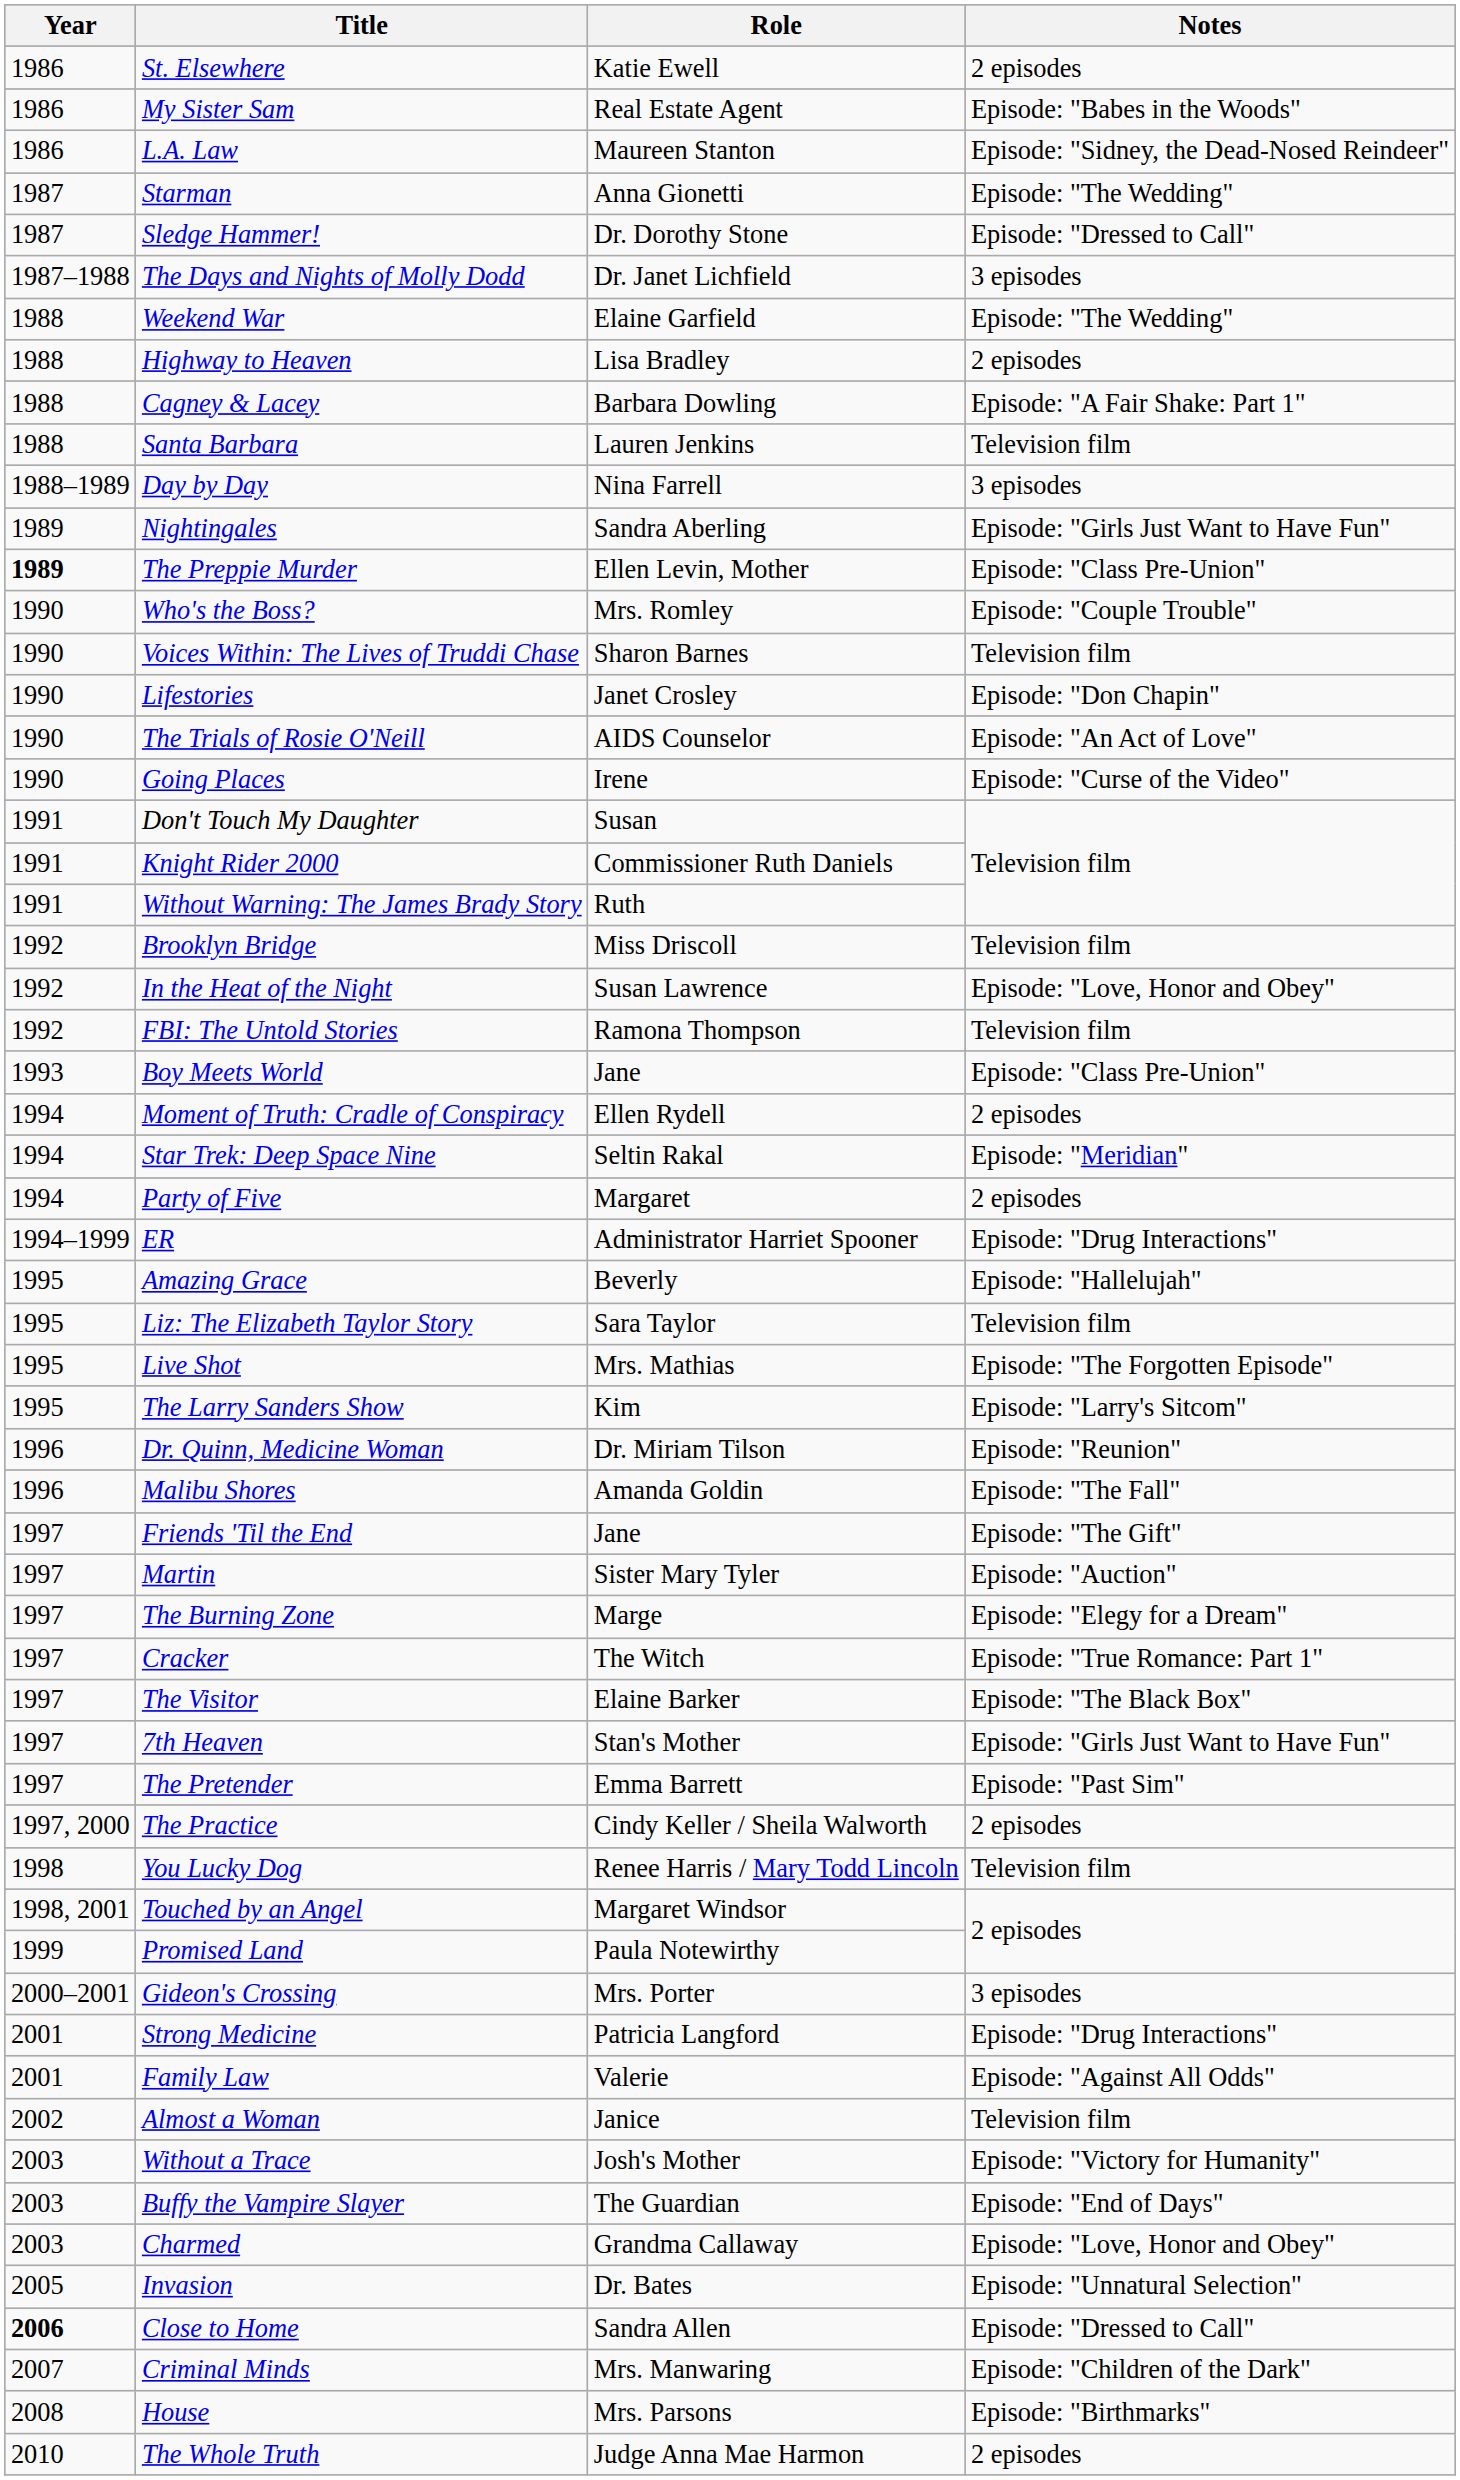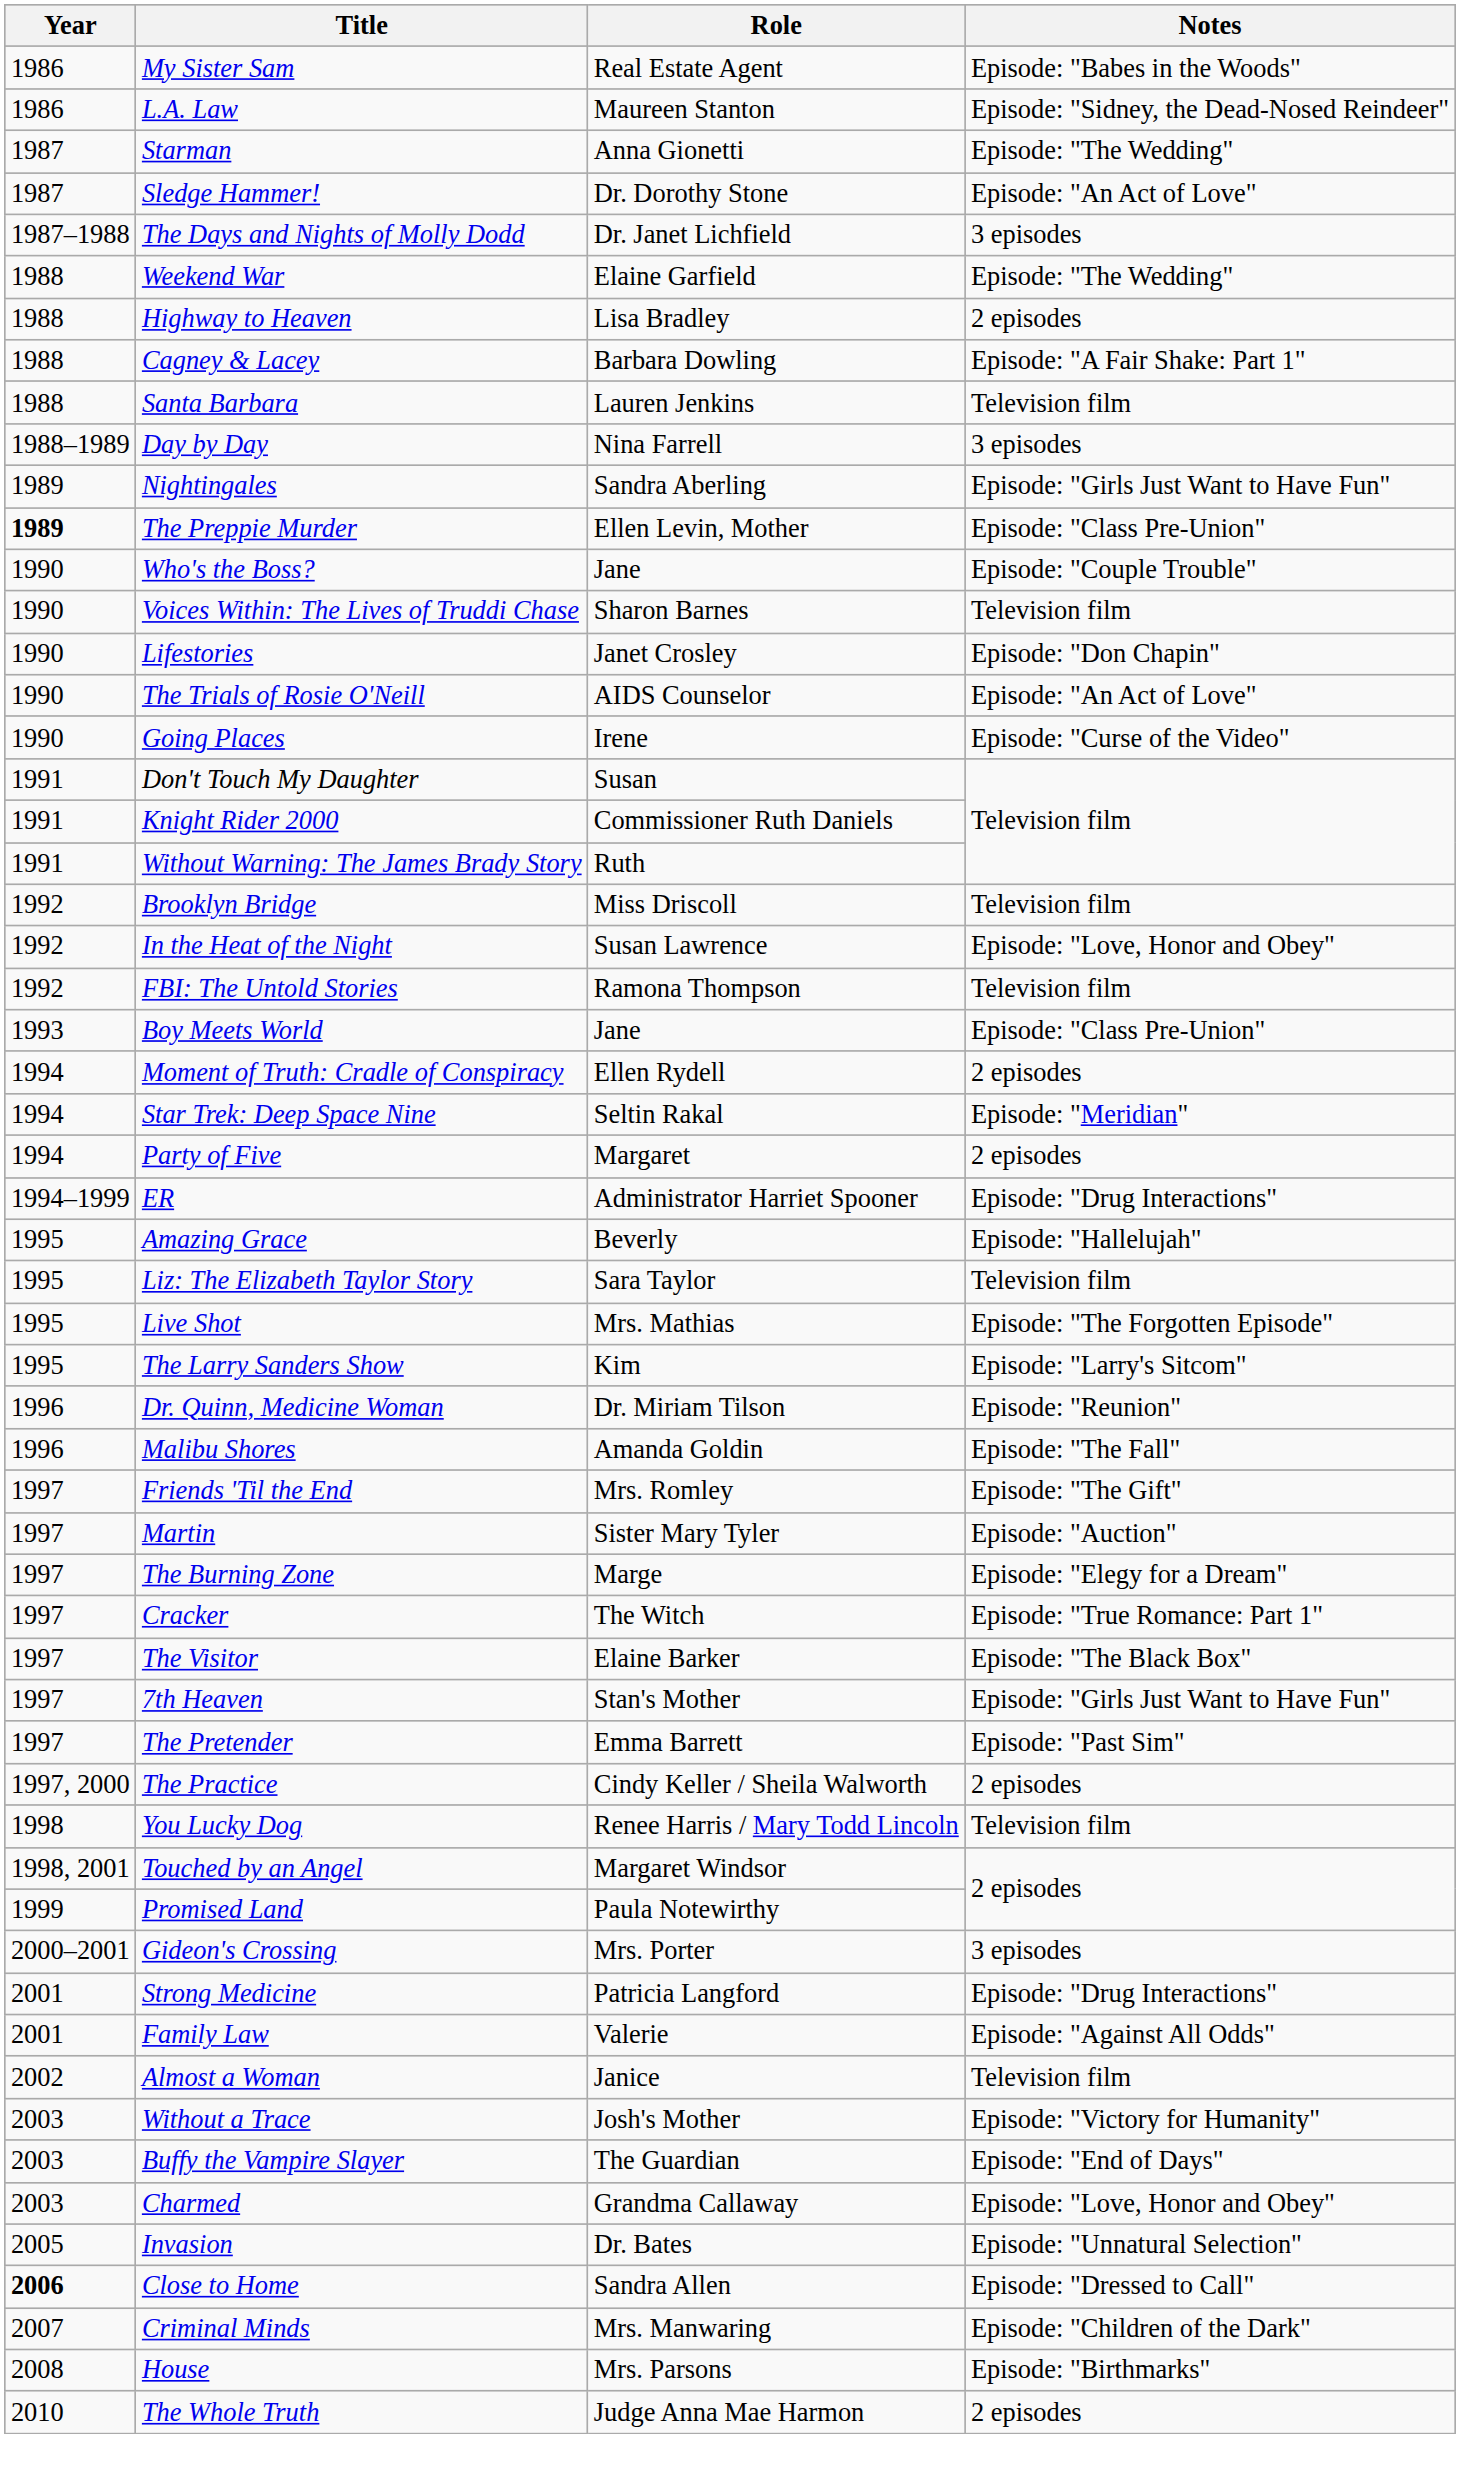- row: (213, 67)
(1113, 234) Episode: "Dressed to Call" -> (1114, 192) Episode: "An Act of Love"
(663, 611) Mrs. Romley -> (617, 569) Jane
(617, 1532) Jane -> (663, 1490) Mrs. Romley
